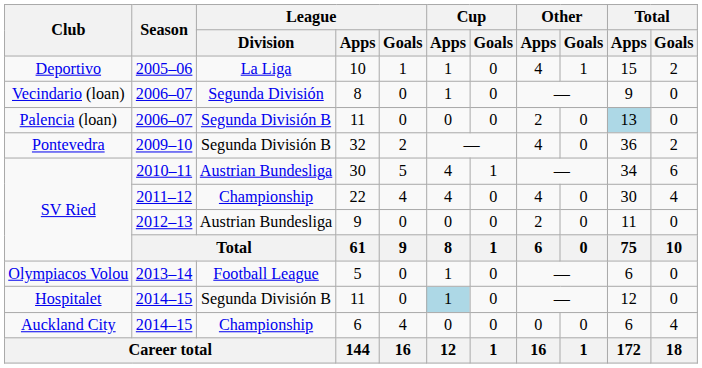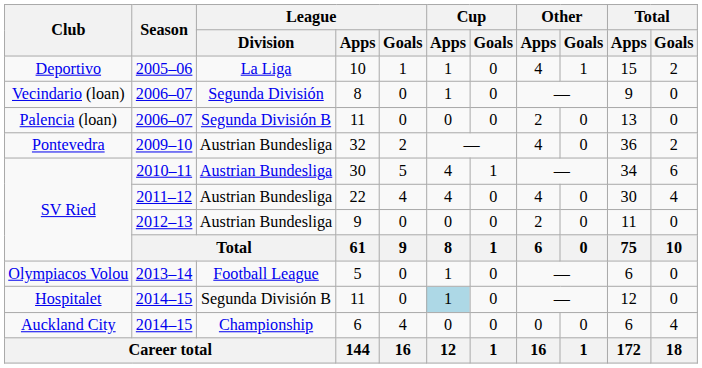(629, 119) lightblue background -> (629, 119) no background
(266, 145) Segunda División B -> (266, 145) Austrian Bundesliga
(266, 196) Championship -> (266, 196) Austrian Bundesliga
